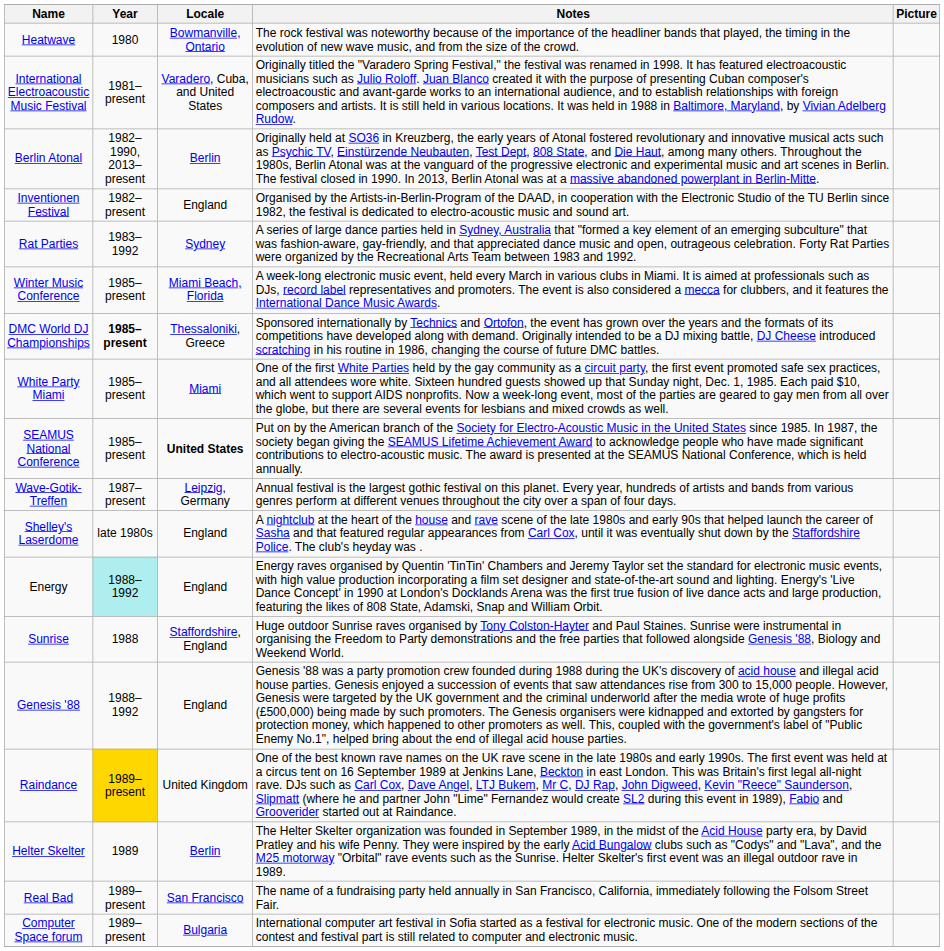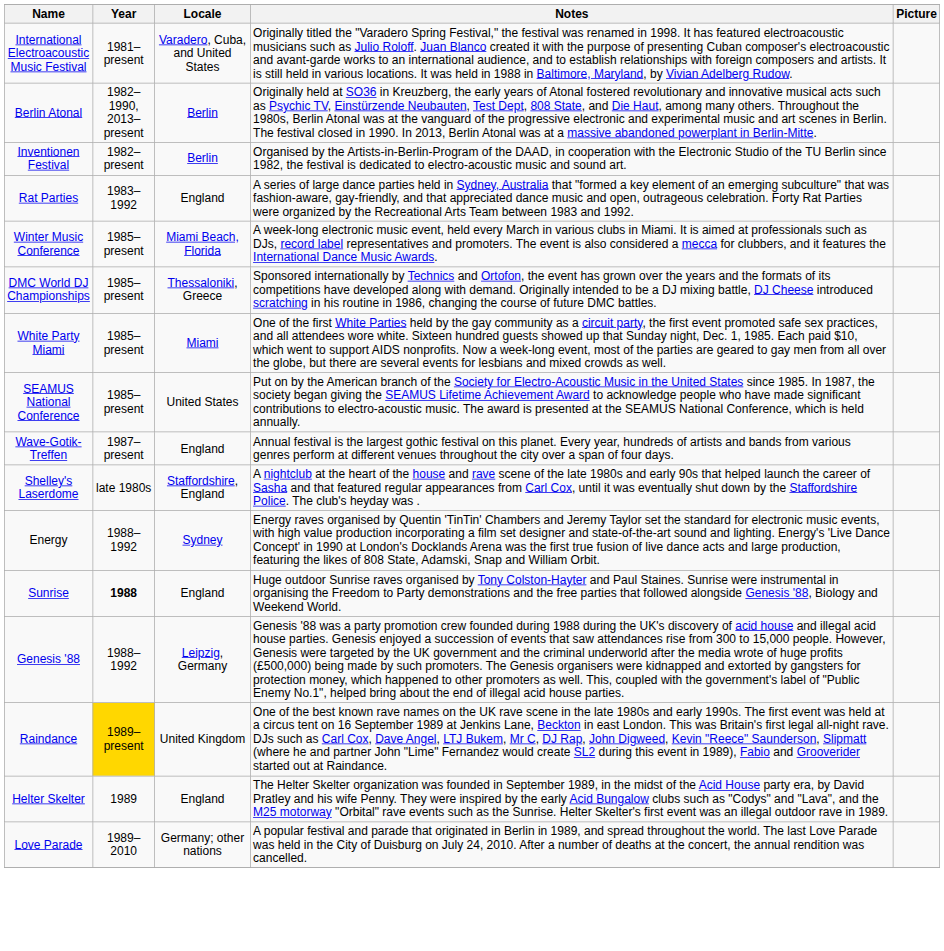- row: (48, 39)
(205, 204) England -> (203, 158) Berlin
(205, 244) Sydney -> (203, 198) England
(125, 336) bold -> (124, 290) normal
(205, 448) bold -> (203, 402) normal
(205, 494) Leipzig, Germany -> (203, 448) England
(205, 533) England -> (203, 487) Staffordshire, England
(125, 586) paleturquoise background -> (124, 540) no background
(205, 586) England -> (203, 540) Sydney
(125, 639) normal -> (124, 593) bold
(205, 639) Staffordshire, England -> (203, 593) England
(205, 705) England -> (203, 659) Leipzig, Germany
(205, 851) Berlin -> (203, 798) England
+ row: (48, 845)
- row: (48, 897)
- row: (48, 930)
